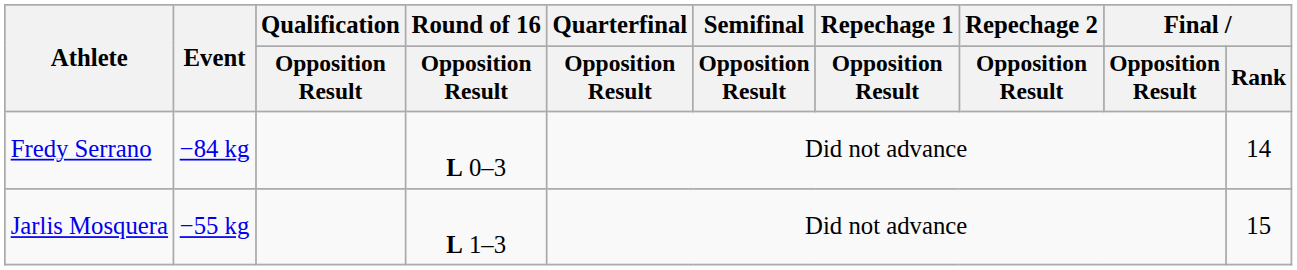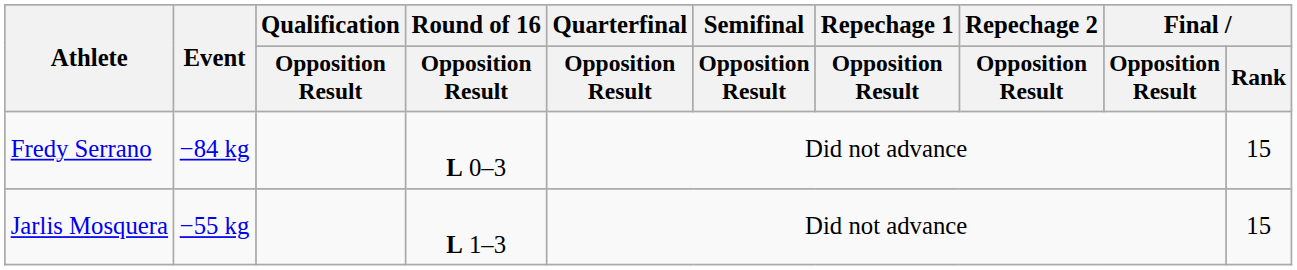(1259, 150) 14 -> (1259, 150) 15
